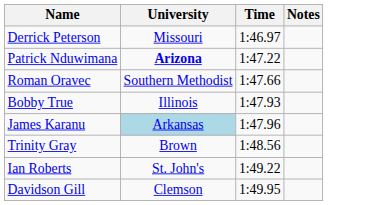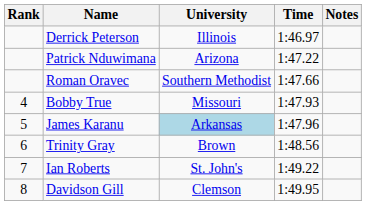+ column: (24, 15)
(178, 37) Missouri -> (217, 37) Illinois
(178, 59) bold -> (217, 59) normal
(178, 102) Illinois -> (217, 102) Missouri
